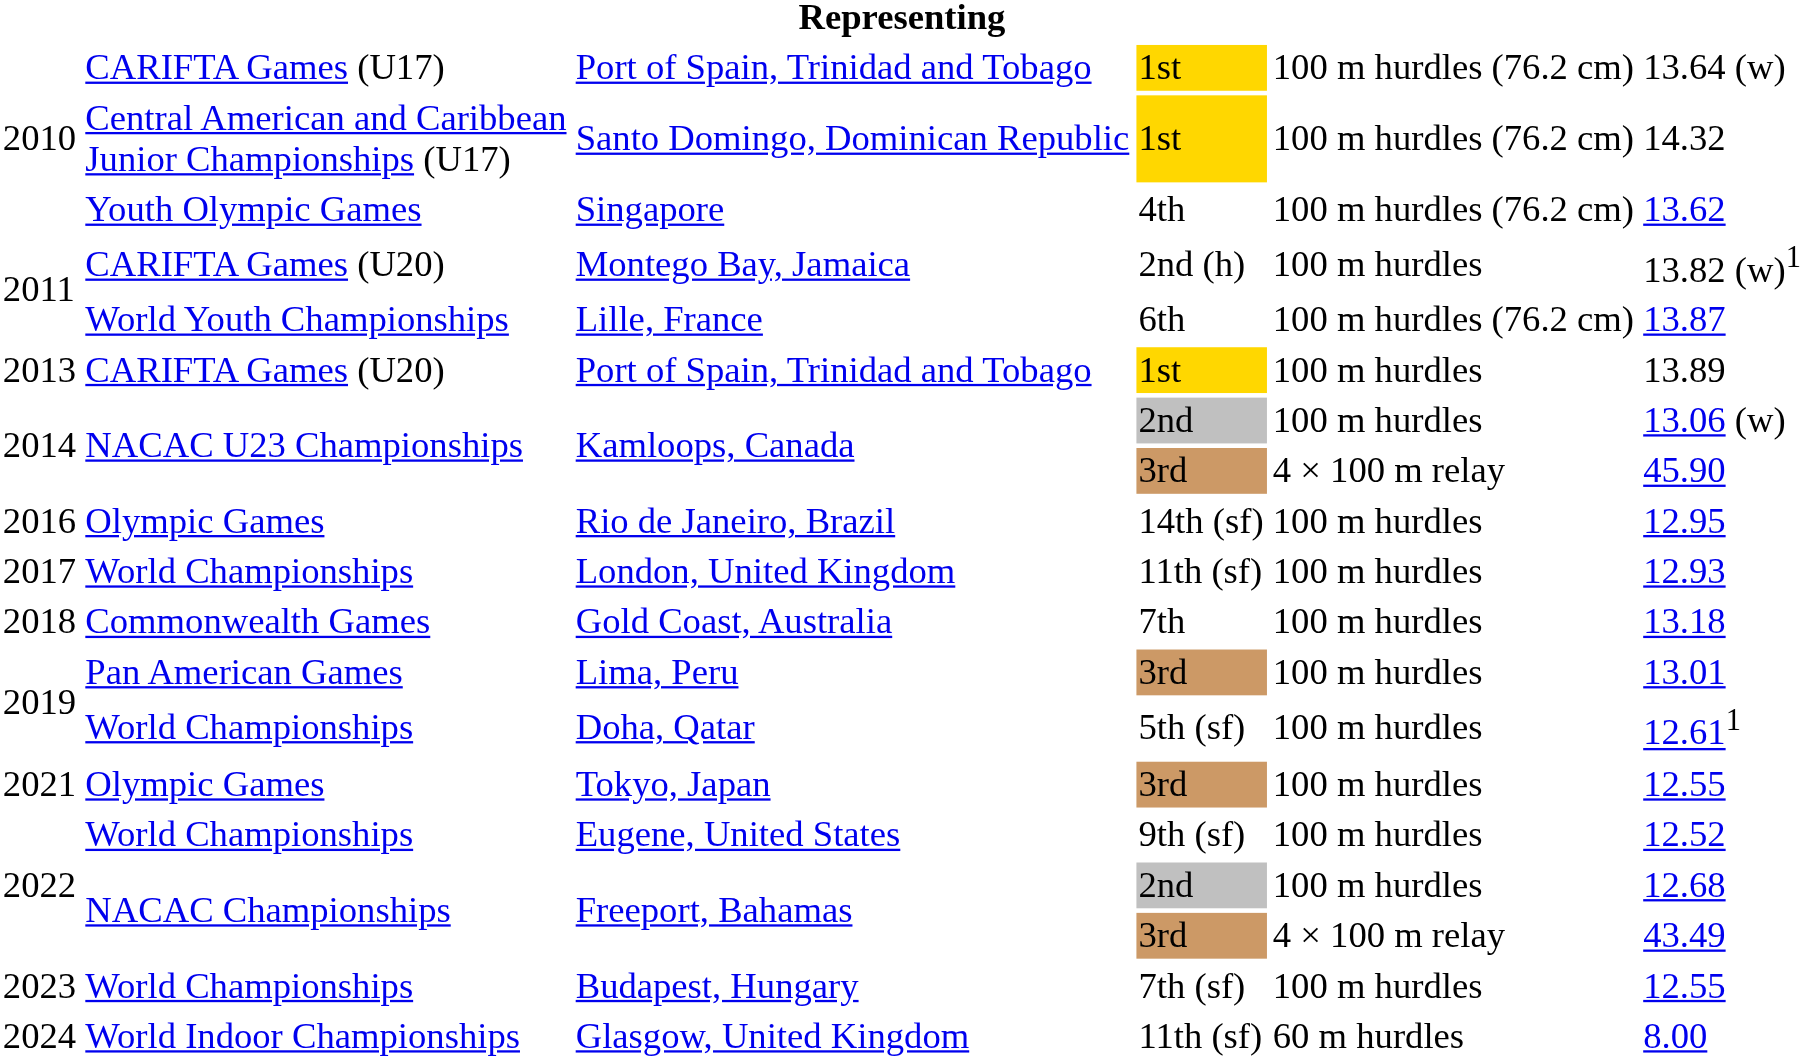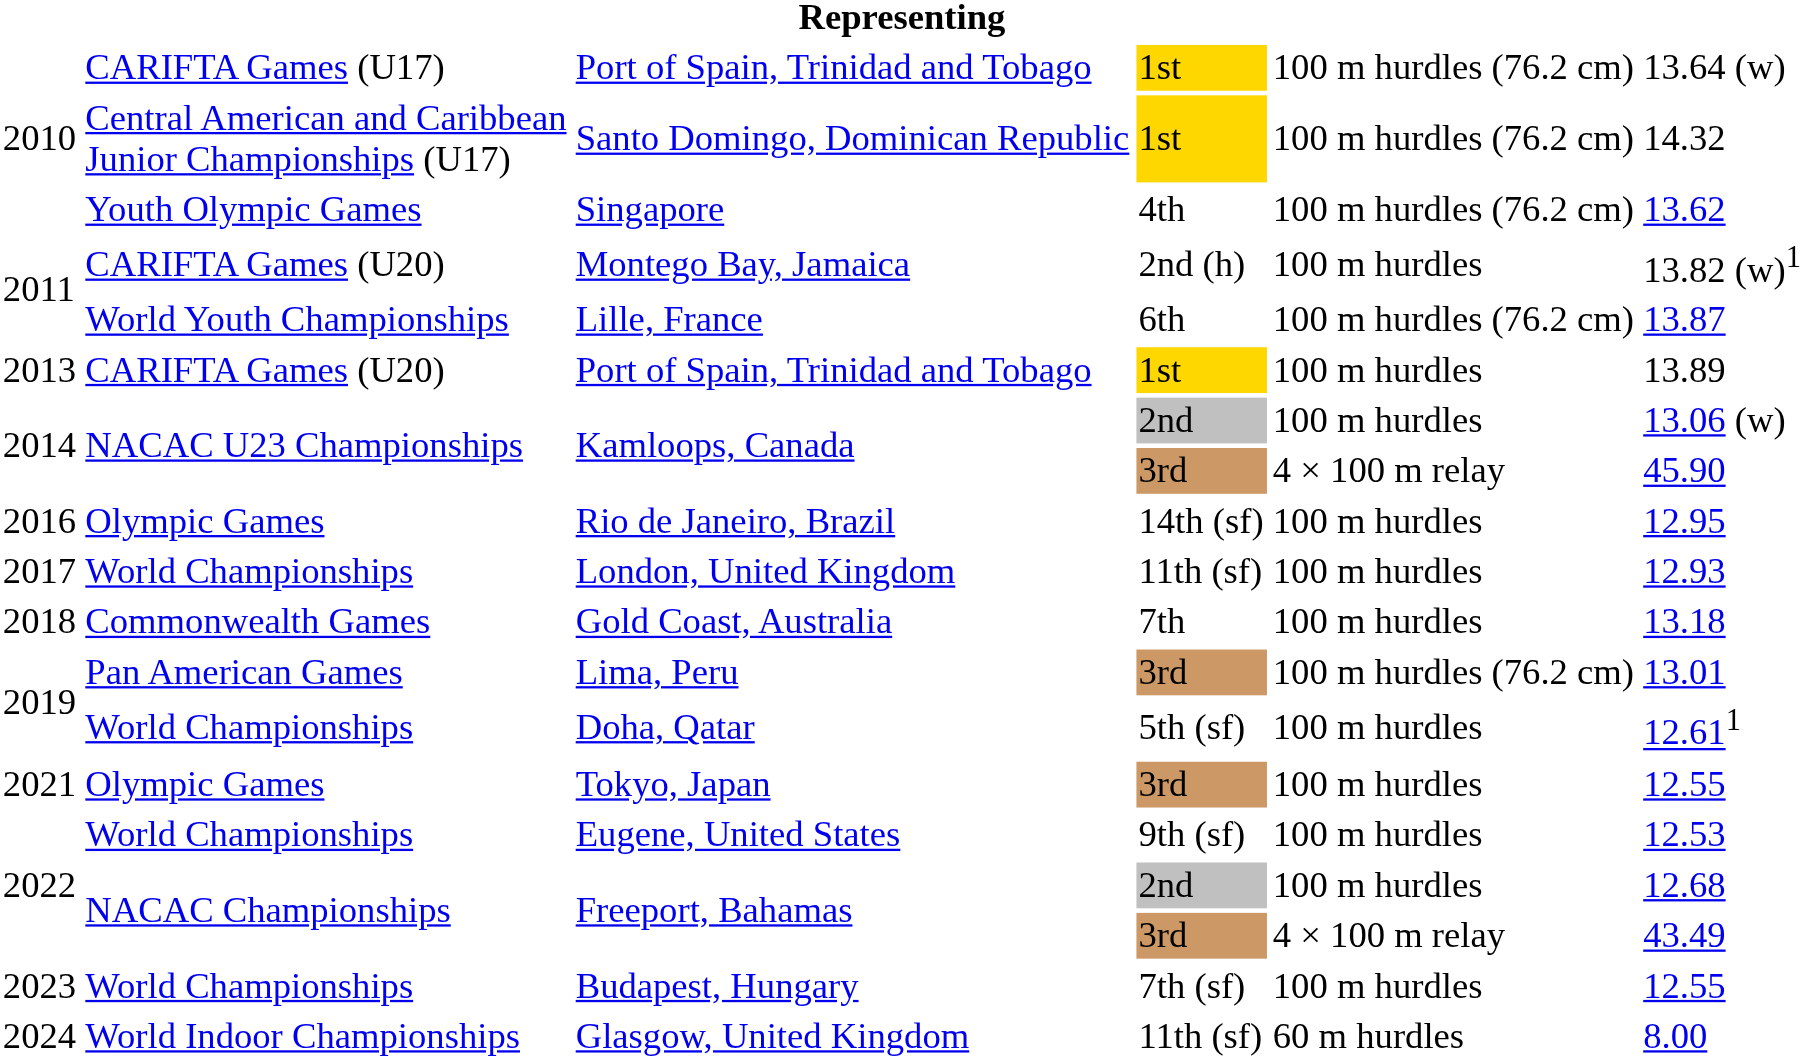(1378, 672) 100 m hurdles -> (1453, 672) 100 m hurdles (76.2 cm)
(1684, 833) 12.52 -> (1684, 833) 12.53
